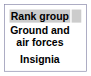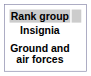rows swapped: (40, 60) <-> (40, 36)
